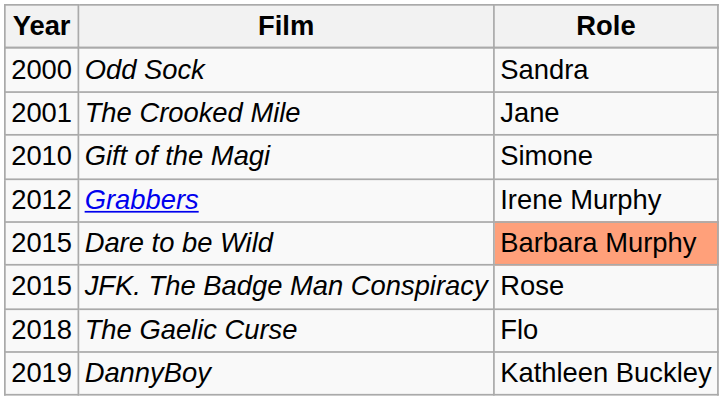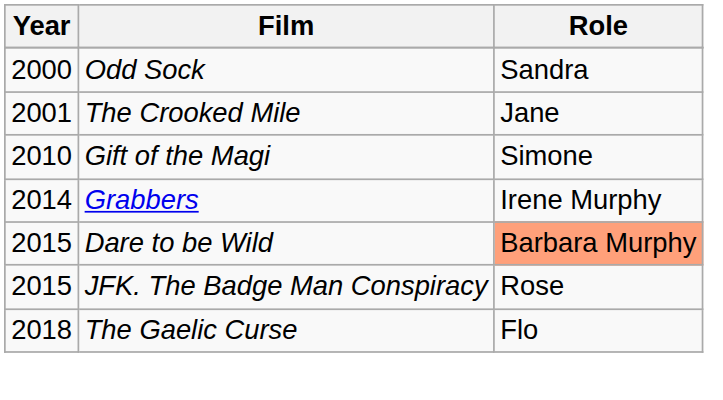(42, 199) 2012 -> (42, 199) 2014
- row: (148, 373)
